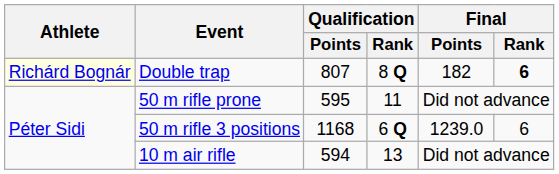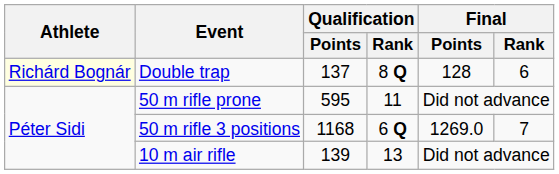(335, 73) 807 -> (335, 73) 137
(456, 73) 182 -> (456, 73) 128
(524, 73) bold -> (524, 73) normal
(456, 128) 1239.0 -> (456, 128) 1269.0
(524, 128) 6 -> (524, 128) 7
(335, 156) 594 -> (335, 156) 139
